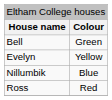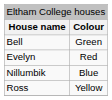(89, 57) Yellow -> (89, 57) Red
(89, 88) Red -> (89, 88) Yellow
